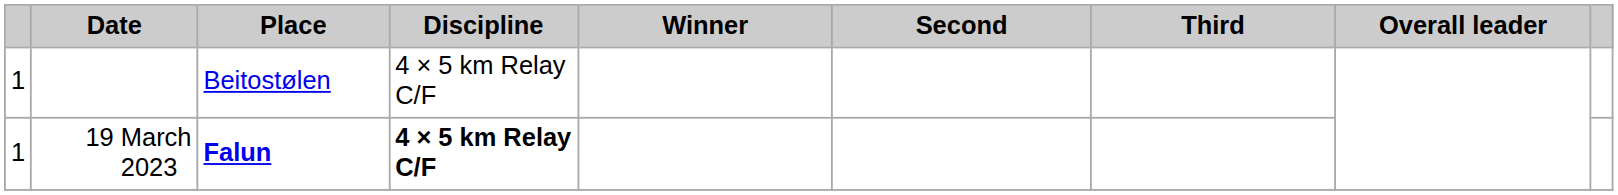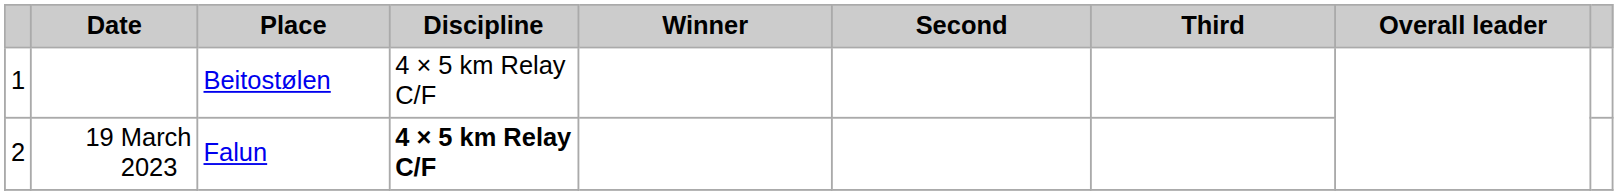(18, 152) 1 -> (18, 152) 2
(237, 152) bold -> (235, 152) normal
